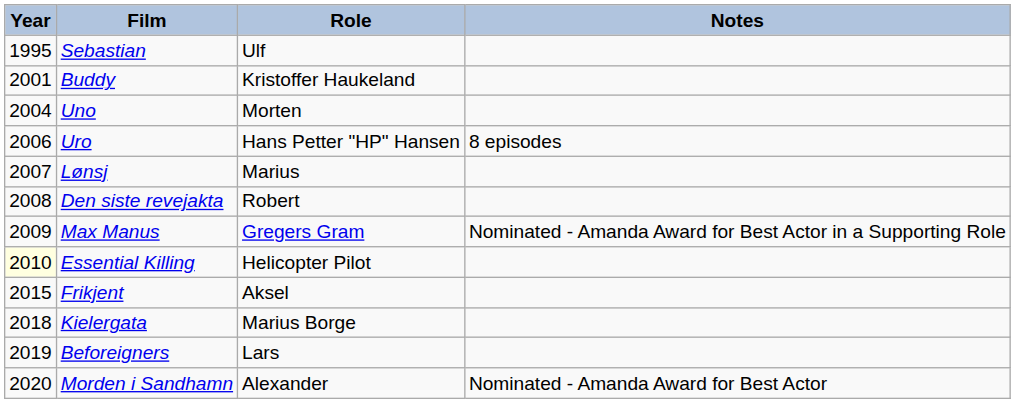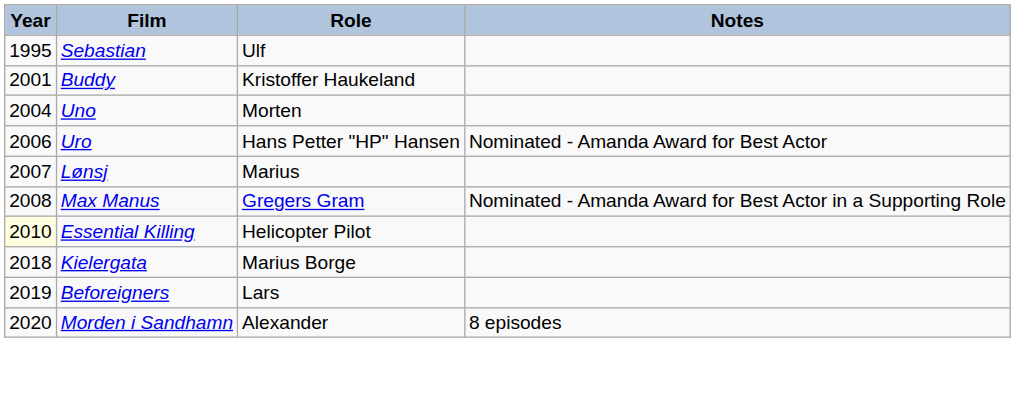(515, 141) 8 episodes -> (648, 141) Nominated - Amanda Award for Best Actor
- row: (142, 202)
(30, 232) 2009 -> (30, 202) 2008
- row: (92, 293)
(648, 383) Nominated - Amanda Award for Best Actor -> (515, 323) 8 episodes
